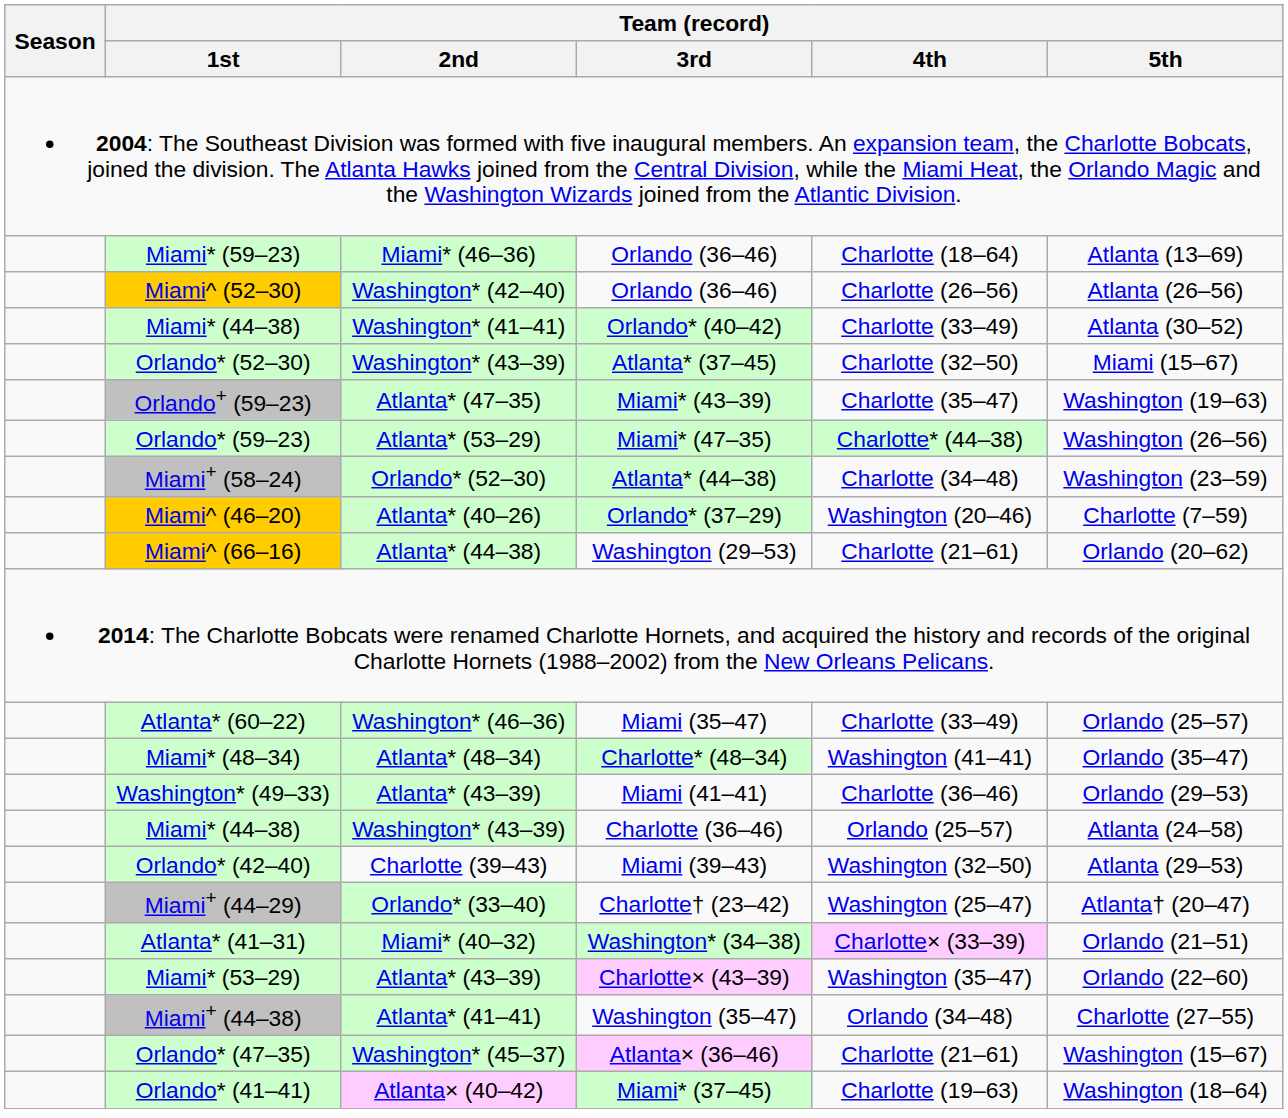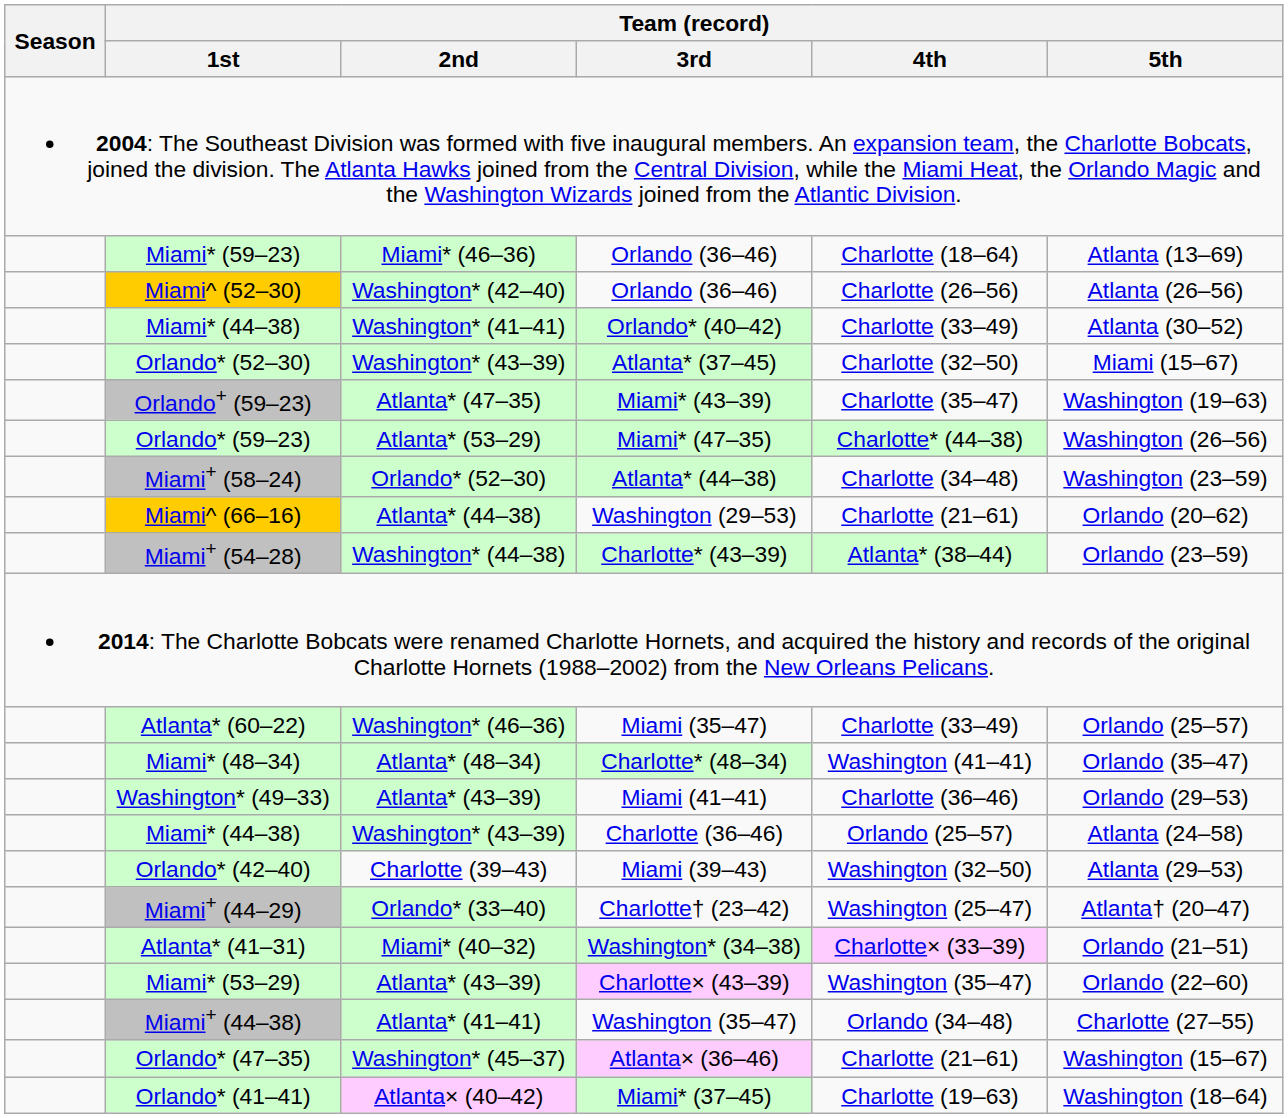- row: (223, 515)
+ row: (223, 554)
